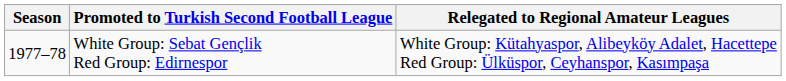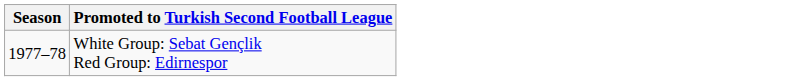- column: (588, 17)
